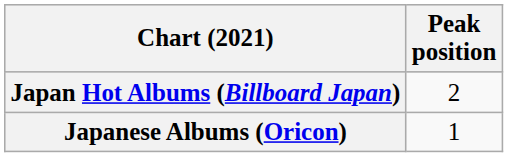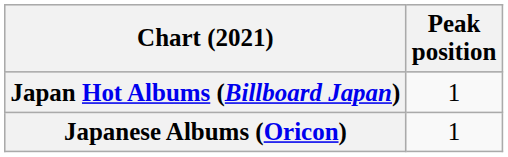(454, 91) 2 -> (454, 91) 1
